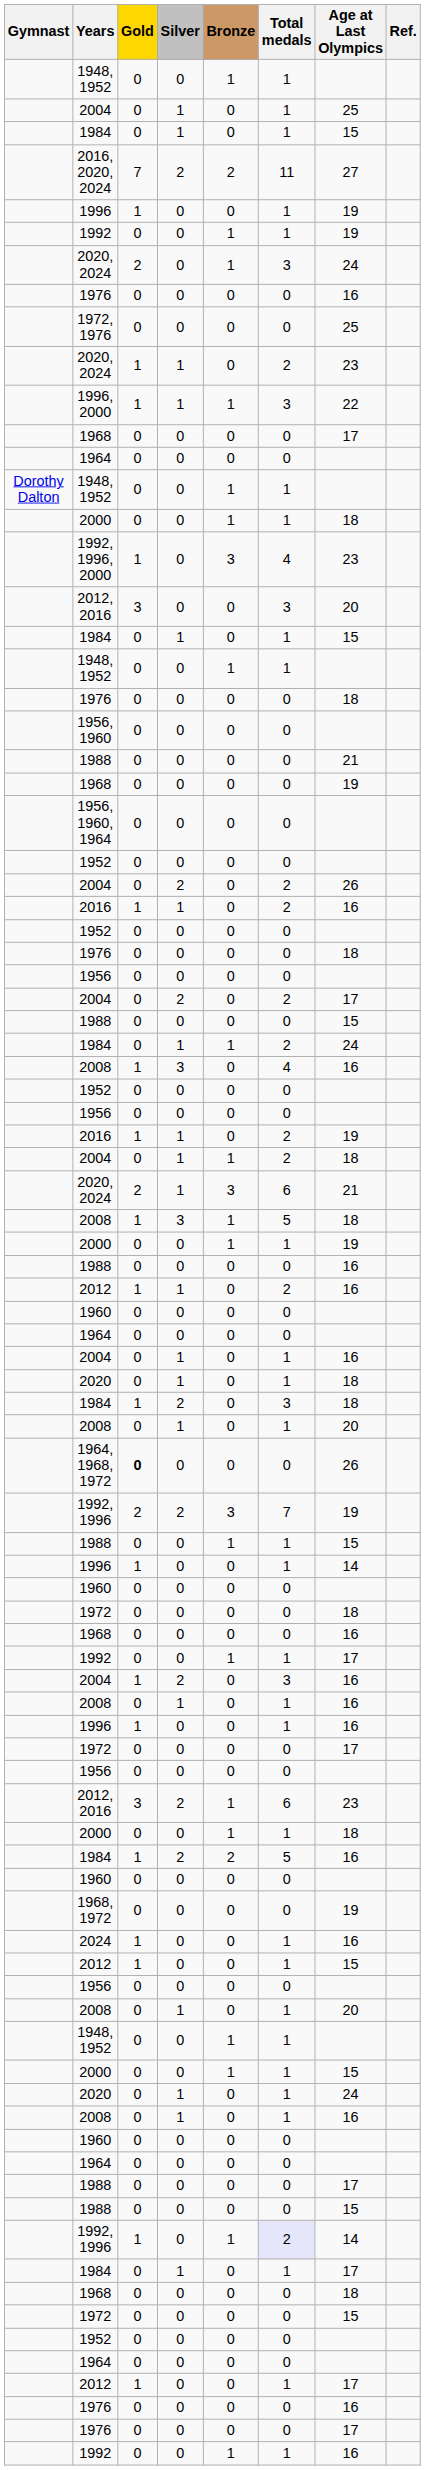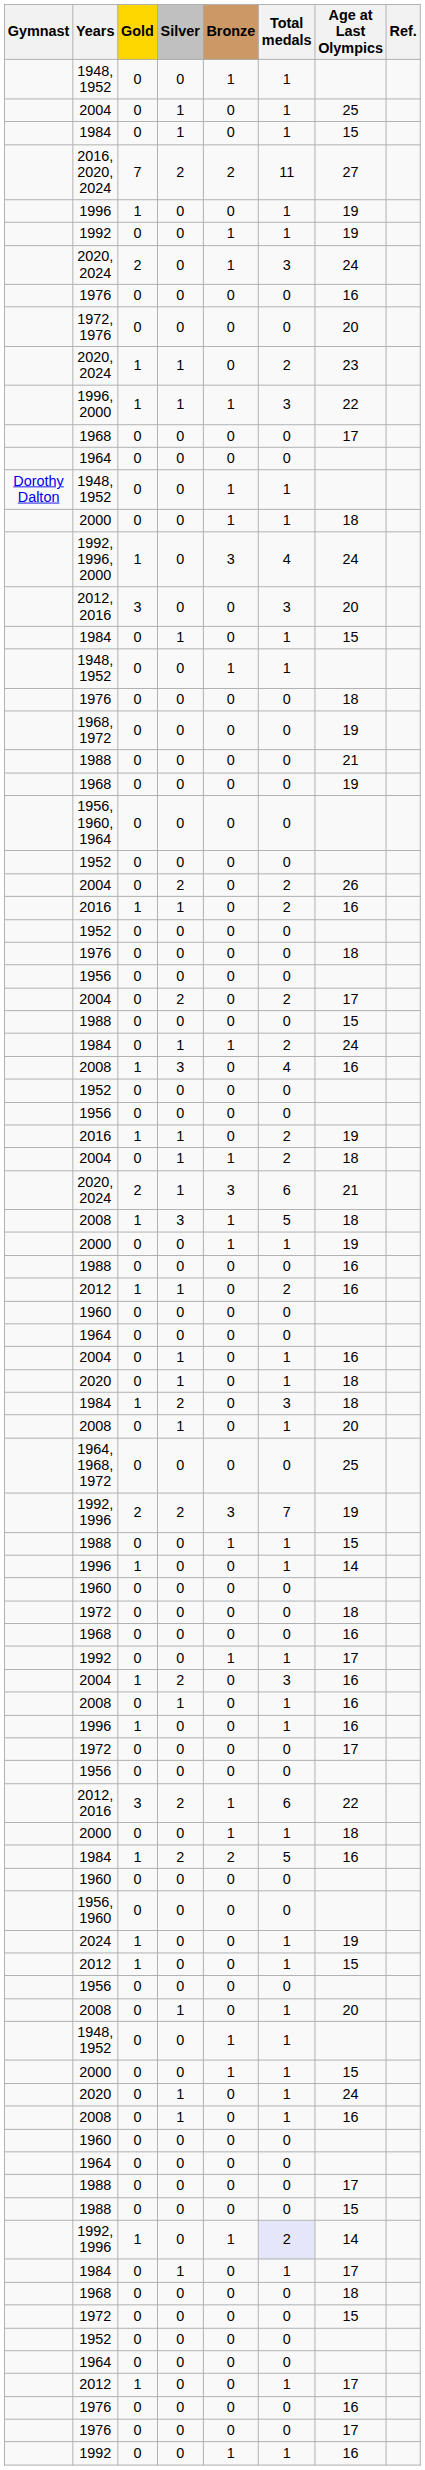(351, 326) 25 -> (351, 326) 20
(351, 559) 23 -> (351, 559) 24
rows swapped: (95, 730) <-> (95, 1910)
(138, 1465) bold -> (138, 1465) normal
(351, 1465) 26 -> (351, 1465) 25
(351, 1802) 23 -> (351, 1802) 22
(351, 1941) 16 -> (351, 1941) 19
